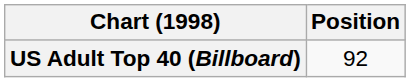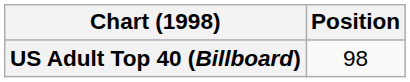(356, 58) 92 -> (356, 58) 98
